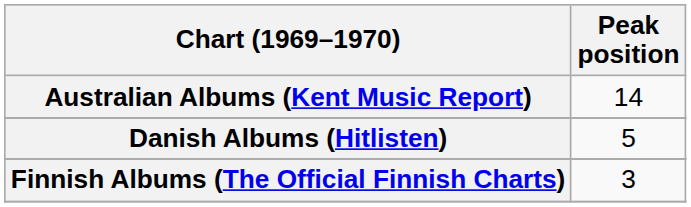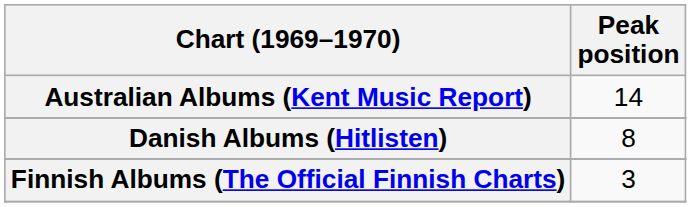(628, 138) 5 -> (628, 138) 8
